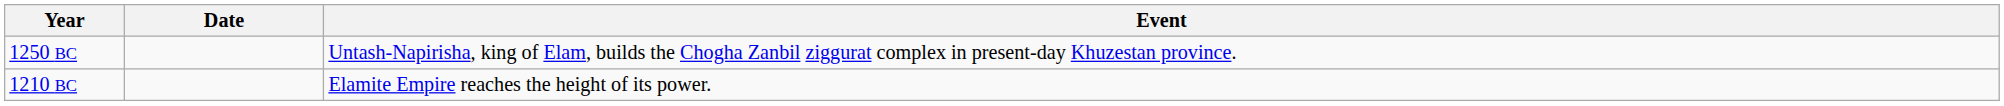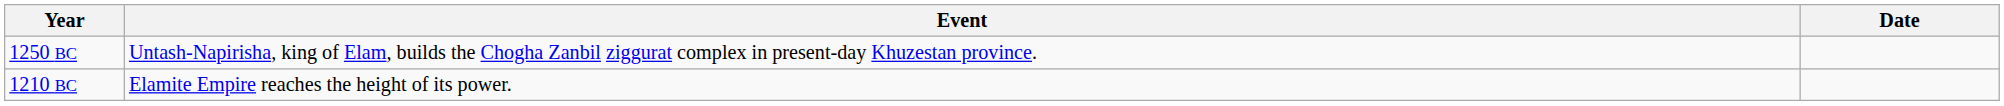columns swapped: (224, 20) <-> (1161, 20)
